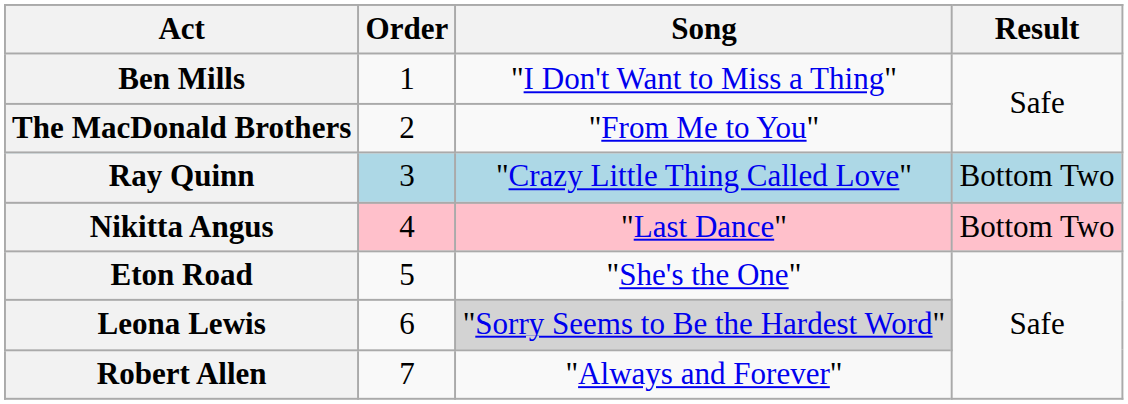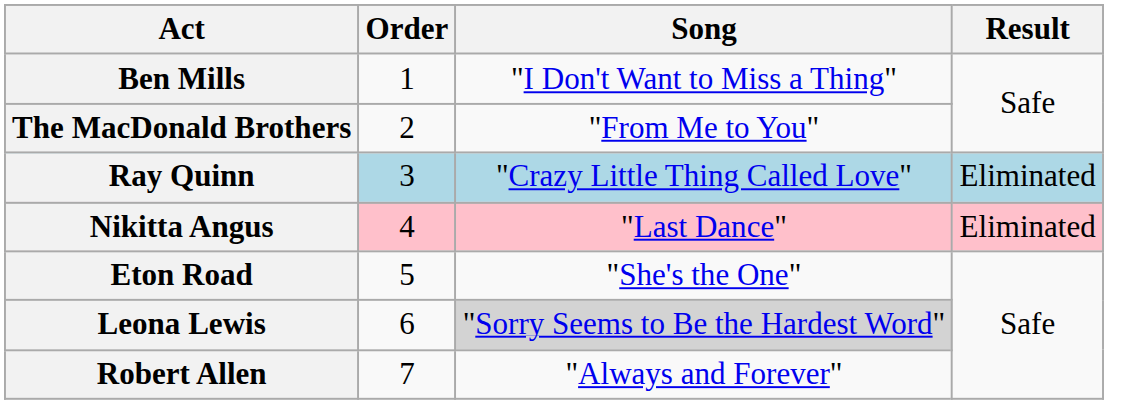(1037, 176) Bottom Two -> (1028, 176) Eliminated
(1037, 226) Bottom Two -> (1028, 226) Eliminated
